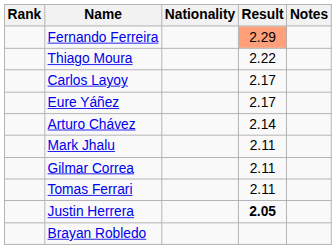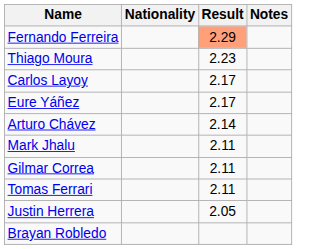- column: (24, 15)
(263, 59) 2.22 -> (223, 59) 2.23
(263, 211) bold -> (223, 211) normal
